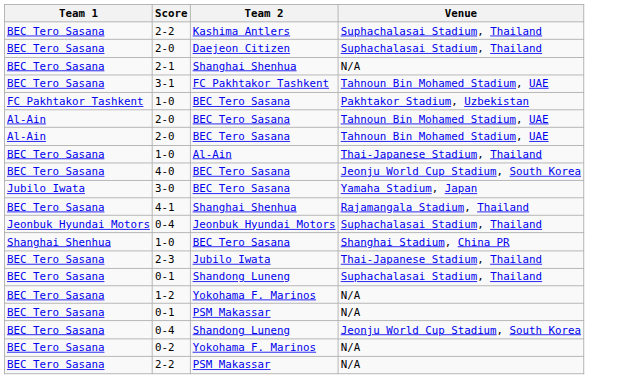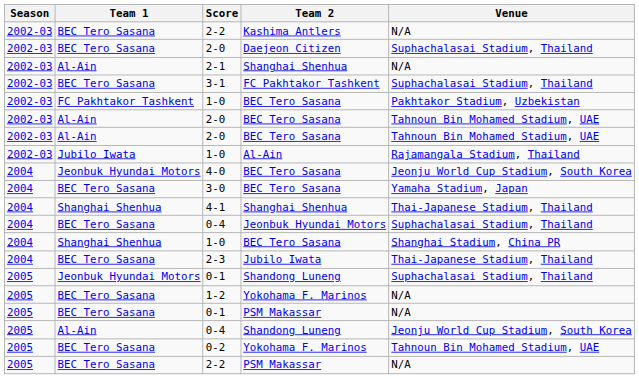+ column: (30, 13)
(441, 31) Suphachalasai Stadium, Thailand -> (401, 31) N/A
(56, 66) BEC Tero Sasana -> (77, 66) Al-Ain
(445, 84) Tahnoun Bin Mohamed Stadium, UAE -> (492, 84) Suphachalasai Stadium, Thailand
(56, 154) BEC Tero Sasana -> (97, 154) Jubilo Iwata
(441, 154) Thai-Japanese Stadium, Thailand -> (486, 154) Rajamangala Stadium, Thailand
(56, 171) BEC Tero Sasana -> (129, 171) Jeonbuk Hyundai Motors
(46, 189) Jubilo Iwata -> (106, 189) BEC Tero Sasana
(56, 207) BEC Tero Sasana -> (110, 207) Shanghai Shenhua
(435, 207) Rajamangala Stadium, Thailand -> (492, 207) Thai-Japanese Stadium, Thailand
(78, 224) Jeonbuk Hyundai Motors -> (106, 224) BEC Tero Sasana
(56, 277) BEC Tero Sasana -> (129, 277) Jeonbuk Hyundai Motors
(56, 330) BEC Tero Sasana -> (77, 330) Al-Ain
(350, 347) N/A -> (495, 347) Tahnoun Bin Mohamed Stadium, UAE
